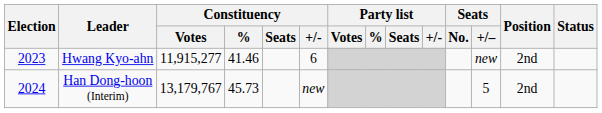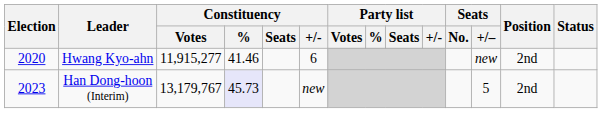(32, 59) 2023 -> (32, 59) 2020
(32, 88) 2024 -> (32, 88) 2023
(244, 88) no background -> (244, 88) lavender background
